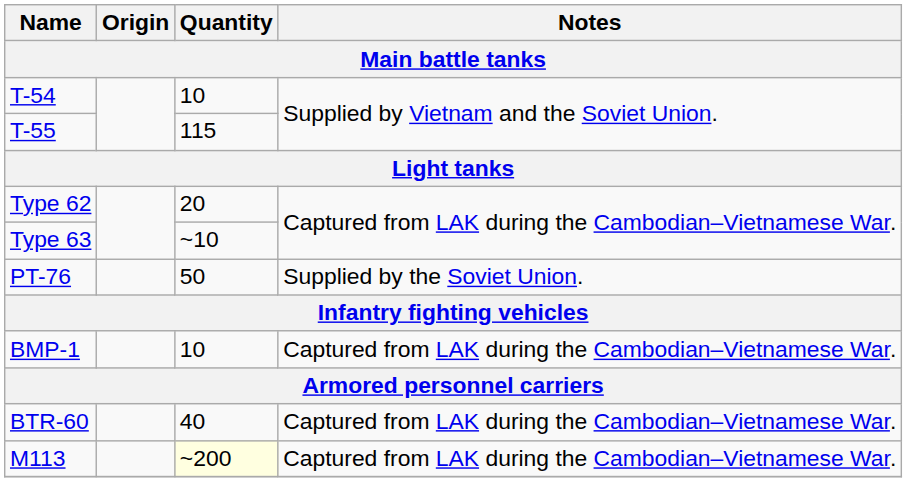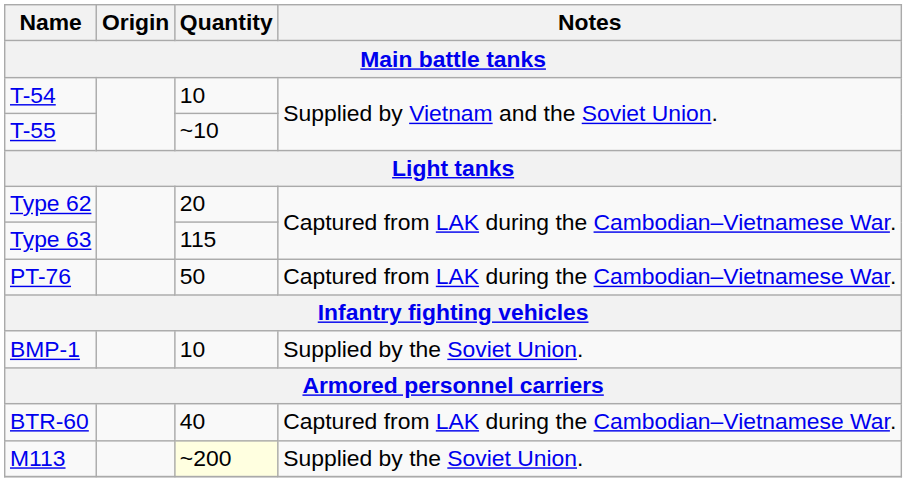(198, 131) 115 -> (199, 131) ~10
(199, 240) ~10 -> (198, 240) 115
(433, 276) Supplied by the Soviet Union. -> (590, 276) Captured from LAK during the Cambodian–Vietnamese War.
(590, 349) Captured from LAK during the Cambodian–Vietnamese War. -> (433, 349) Supplied by the Soviet Union.
(590, 458) Captured from LAK during the Cambodian–Vietnamese War. -> (433, 458) Supplied by the Soviet Union.
